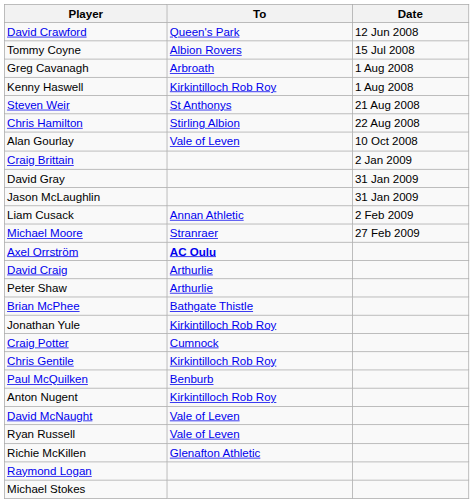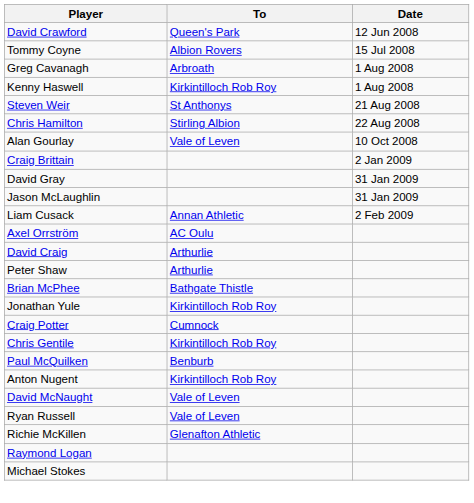- row: (45, 233)
(193, 251) bold -> (192, 233) normal
